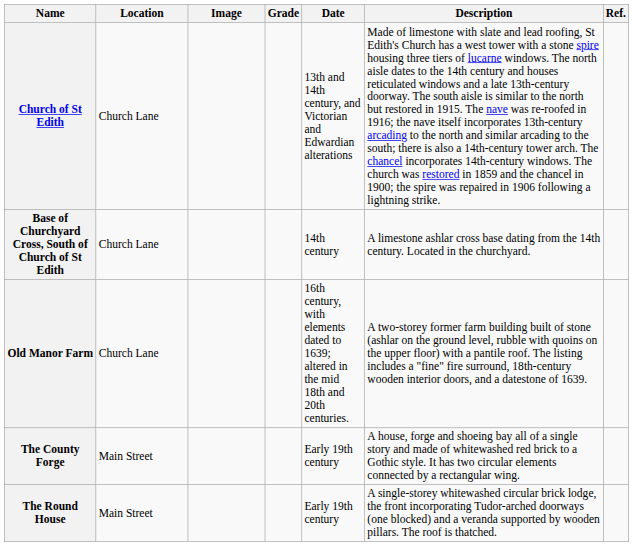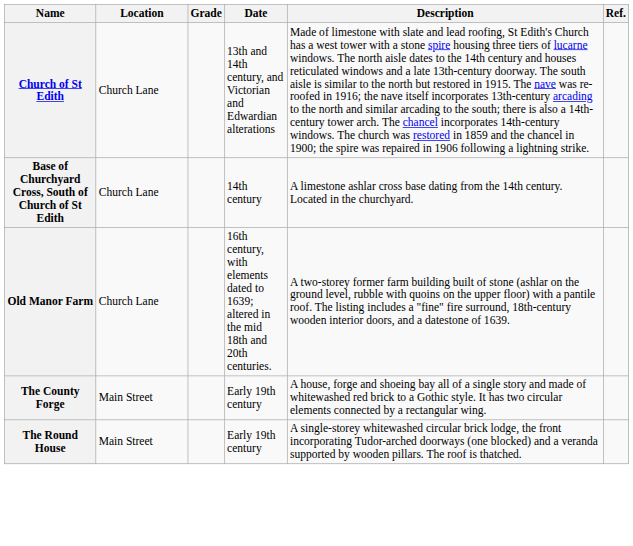- column: (226, 13)
